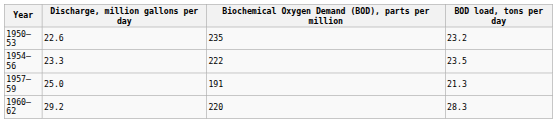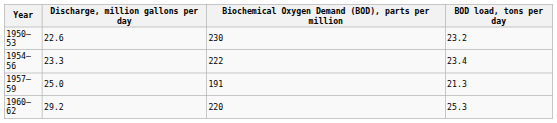(216, 39) 235 -> (216, 39) 230
(457, 61) 23.5 -> (457, 61) 23.4
(457, 107) 28.3 -> (457, 107) 25.3
